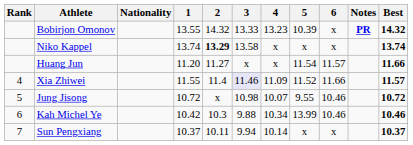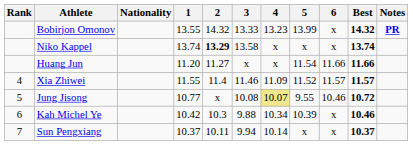columns swapped: (393, 13) <-> (363, 13)
(305, 30) 10.39 -> (305, 30) 13.99
(334, 64) 11.57 -> (334, 64) 11.66
(246, 81) lavender background -> (246, 81) no background
(334, 81) 11.66 -> (334, 81) 11.57
(188, 98) 10.72 -> (188, 98) 10.77
(246, 98) 10.98 -> (246, 98) 10.08
(275, 98) no background -> (275, 98) khaki background
(305, 115) 13.99 -> (305, 115) 10.39
(334, 115) 10.46 -> (334, 115) x
